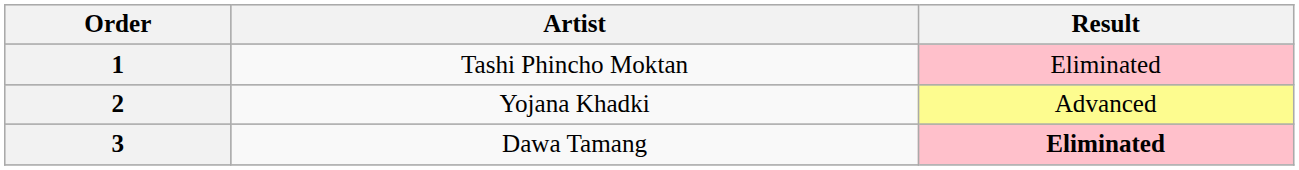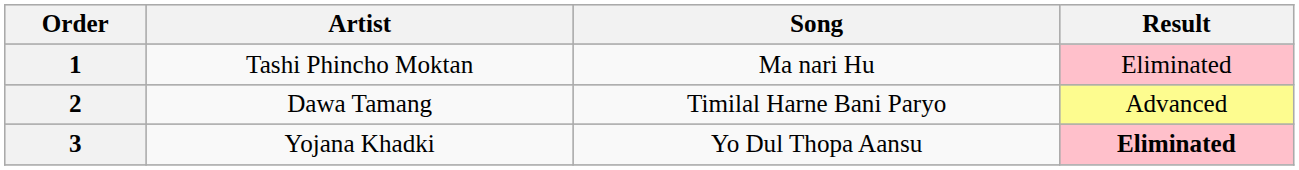+ column: (817, 24)
(575, 104) Yojana Khadki -> (360, 104) Dawa Tamang
(575, 143) Dawa Tamang -> (360, 143) Yojana Khadki
